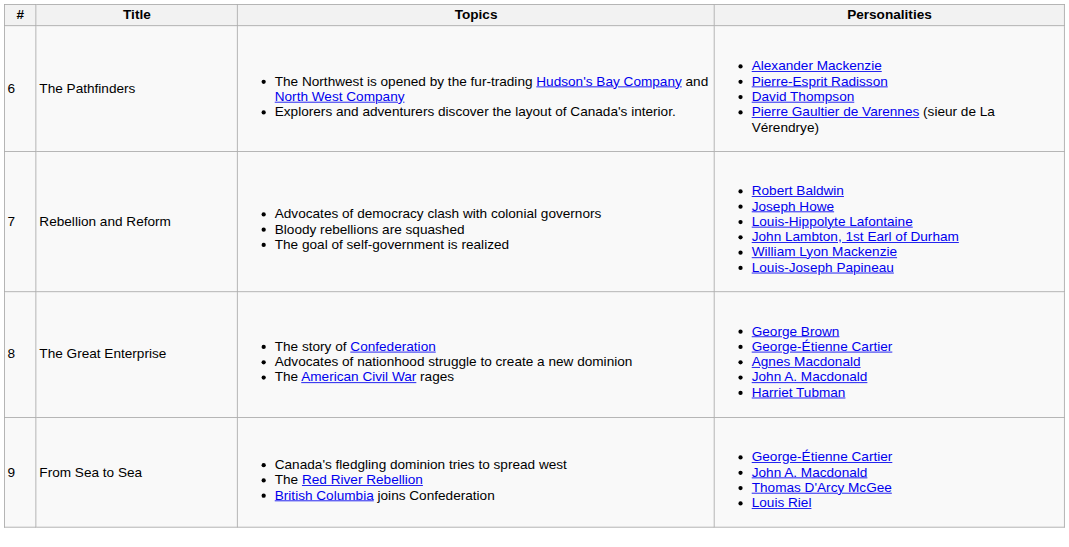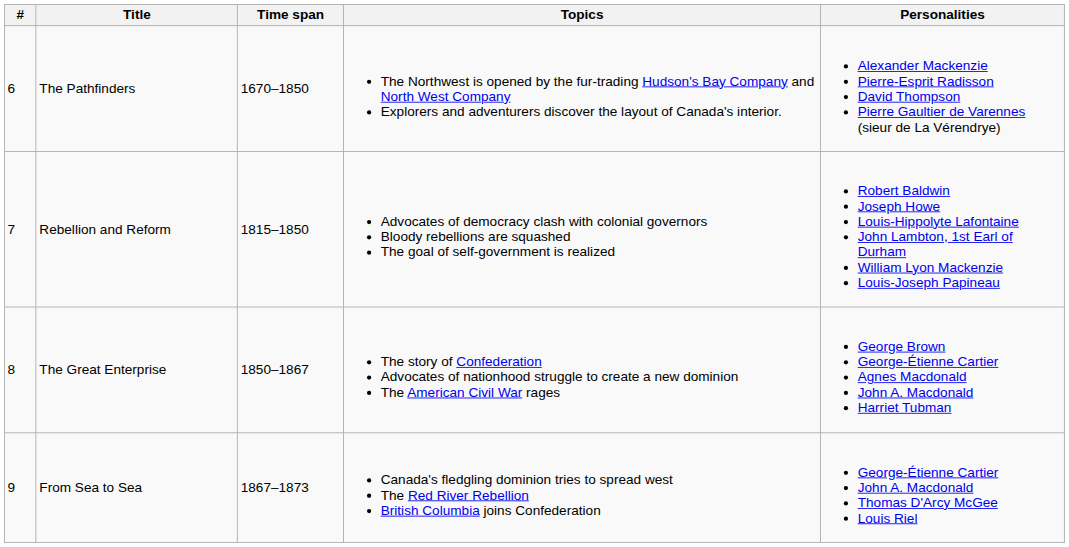+ column: (291, 15)
